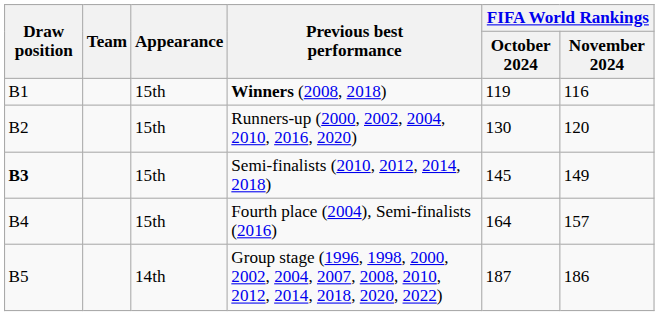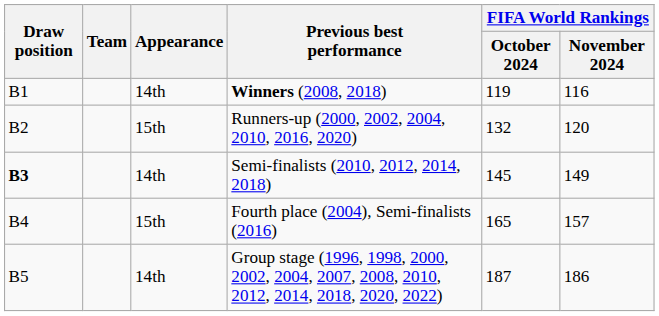(150, 91) 15th -> (150, 91) 14th
(498, 128) 130 -> (498, 128) 132
(150, 174) 15th -> (150, 174) 14th
(498, 221) 164 -> (498, 221) 165
